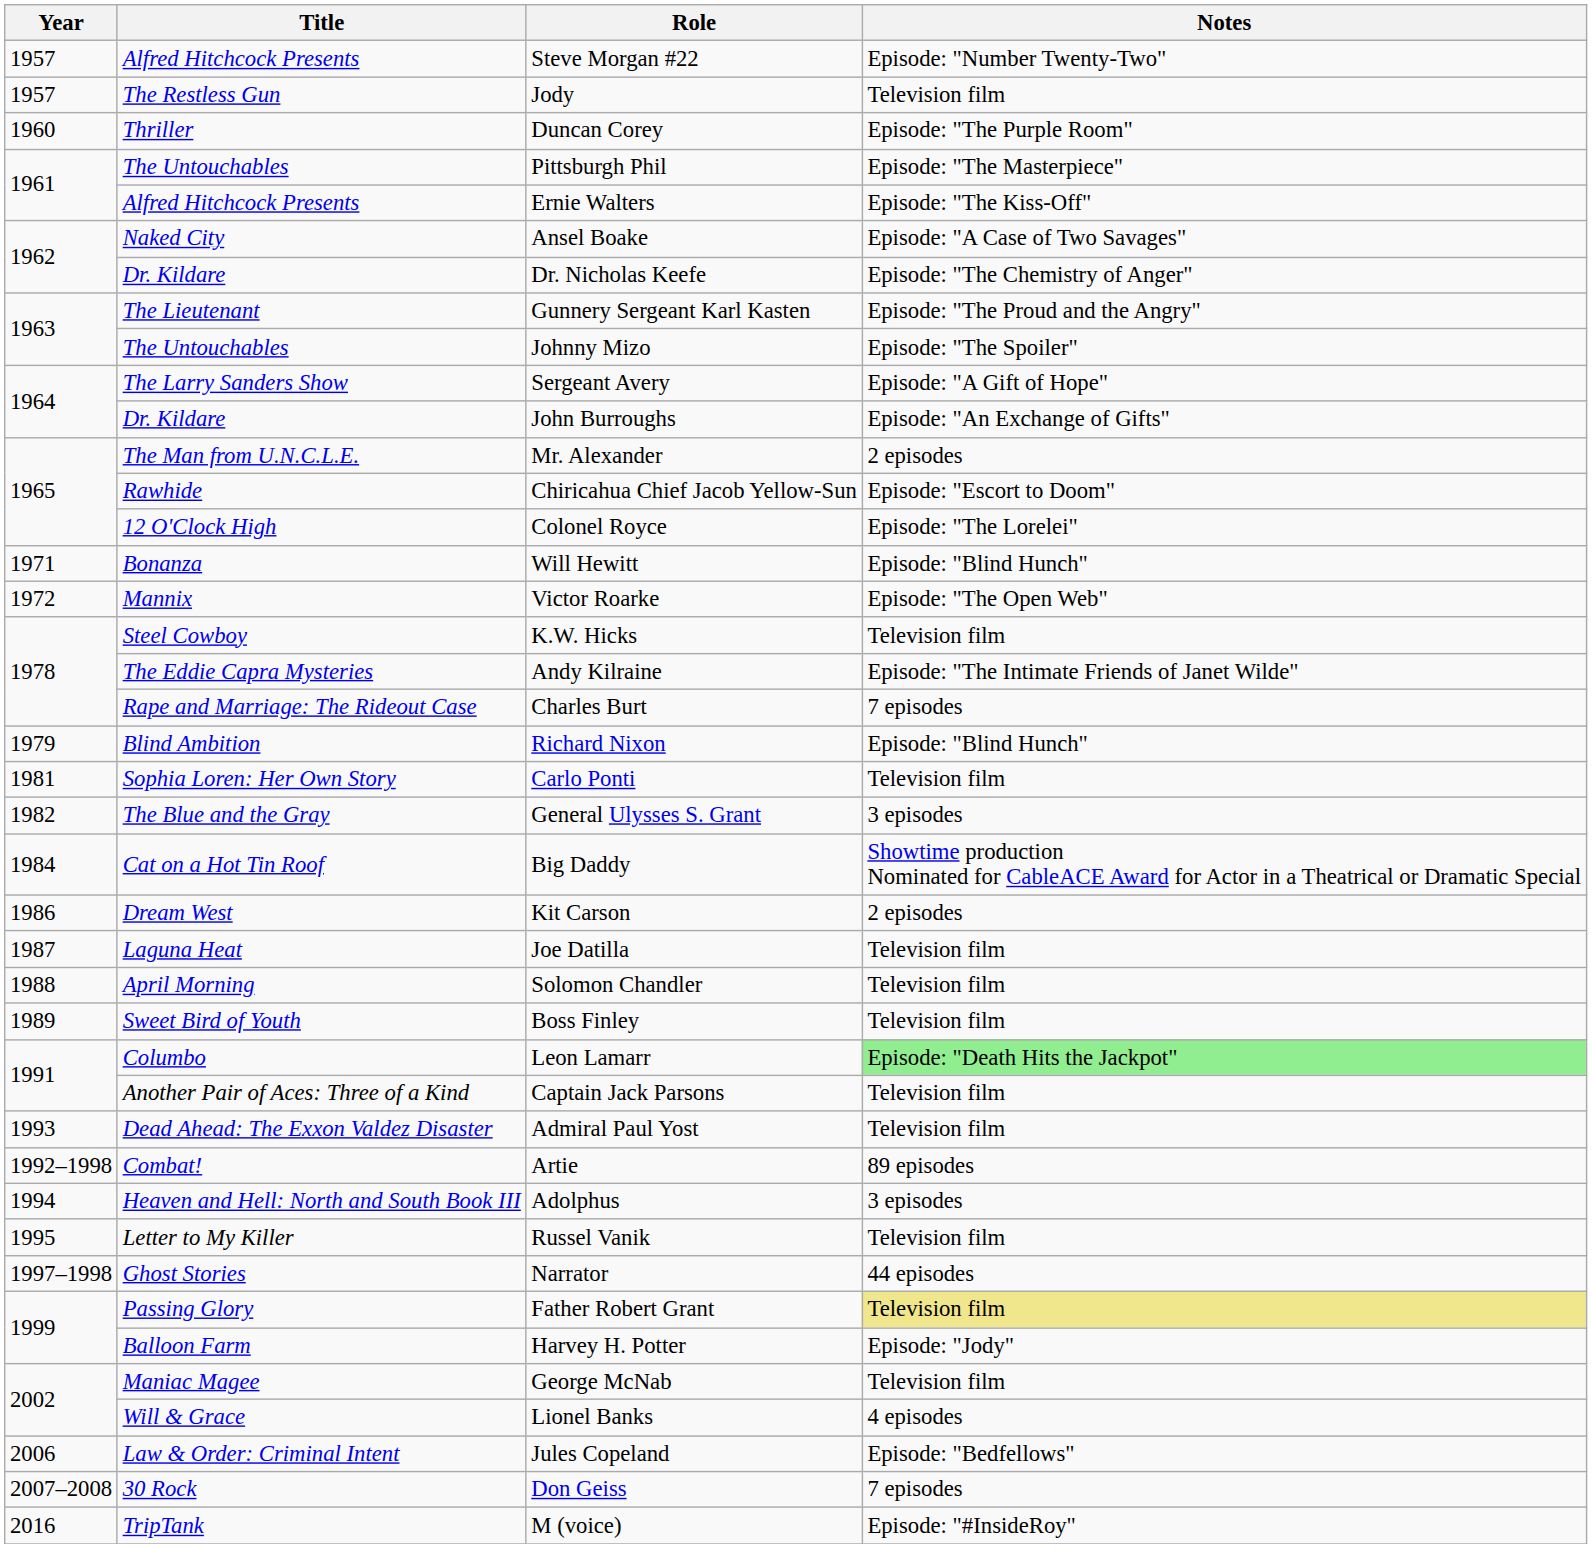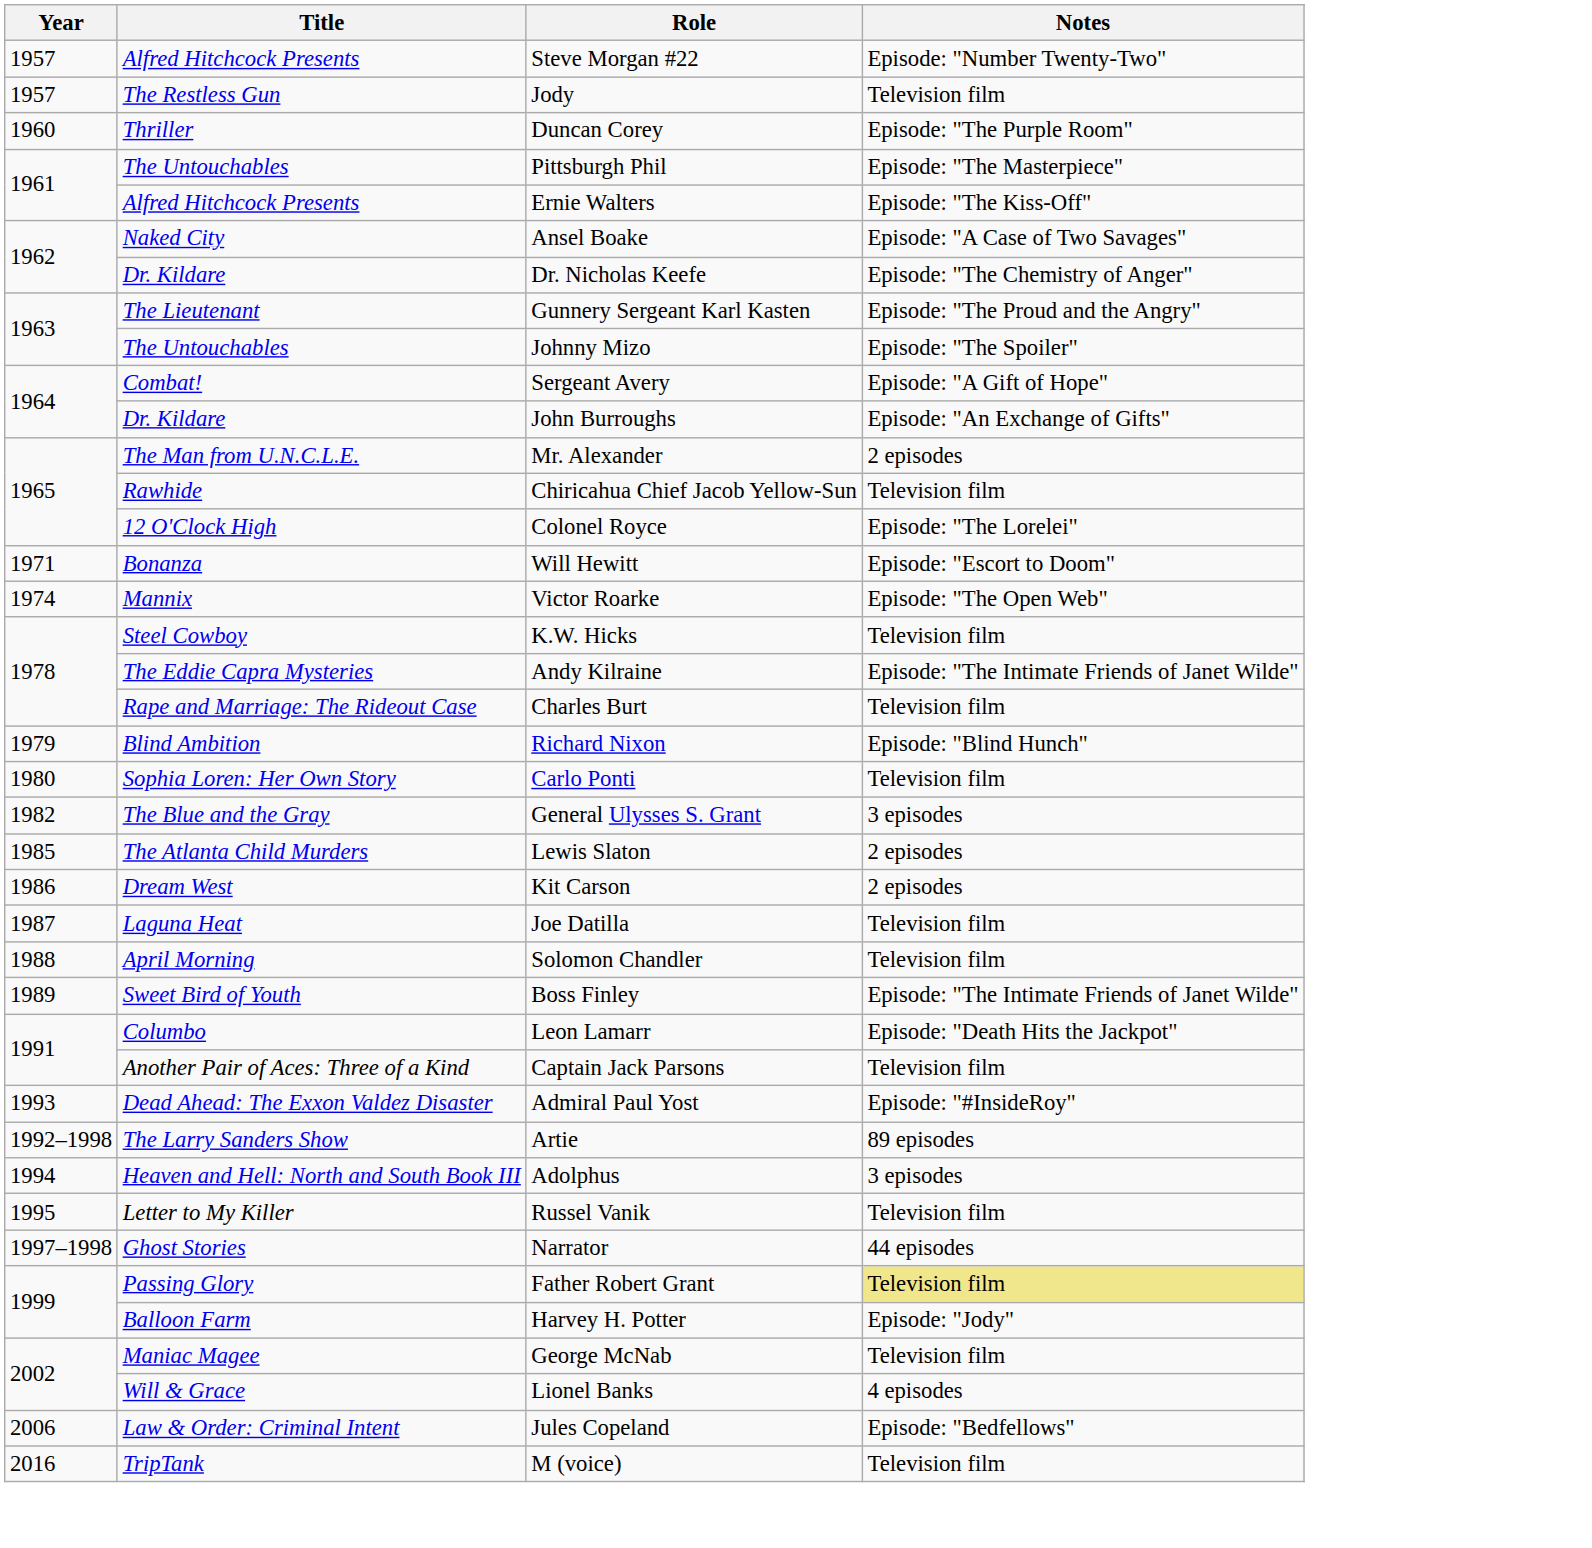(235, 382) The Larry Sanders Show -> (162, 382) Combat!
(991, 490) Episode: "Escort to Doom" -> (936, 490) Television film
(978, 563) Episode: "Blind Hunch" -> (991, 563) Episode: "Escort to Doom"
(33, 599) 1972 -> (33, 599) 1974
(915, 707) 7 episodes -> (936, 707) Television film
(33, 779) 1981 -> (33, 779) 1980
- row: (581, 864)
+ row: (591, 851)
(936, 1020) Television film -> (1083, 995) Episode: "The Intimate Friends of Janet Wilde"
(1022, 1056) lightgreen background -> (1022, 1031) no background
(936, 1129) Television film -> (972, 1103) Episode: "#InsideRoy"
(162, 1165) Combat! -> (235, 1139) The Larry Sanders Show
- row: (579, 1489)
(972, 1525) Episode: "#InsideRoy" -> (936, 1463) Television film
